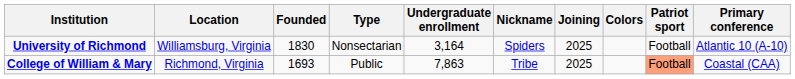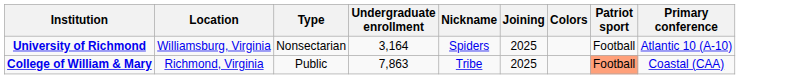- column: (301, 20)
